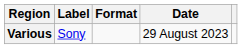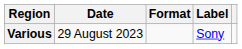columns swapped: (186, 14) <-> (74, 14)
